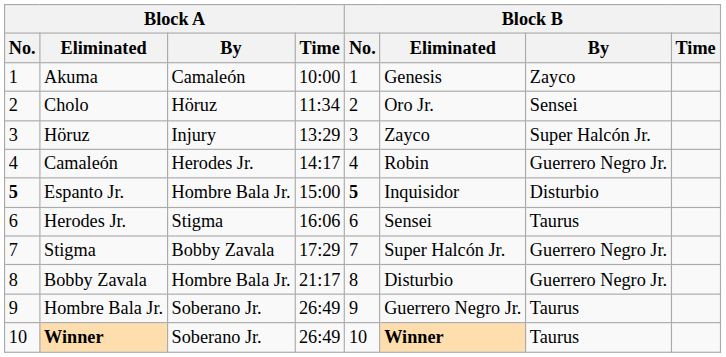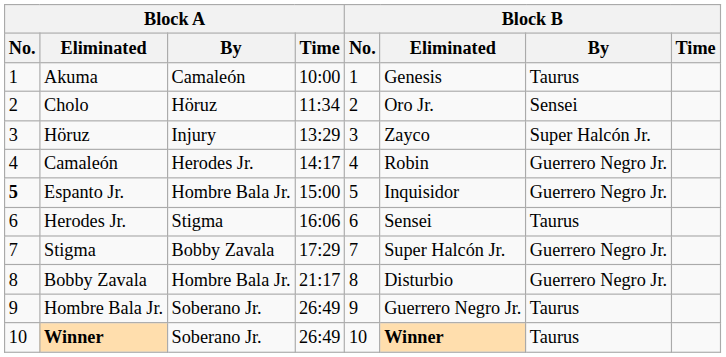(553, 76) Zayco -> (555, 76) Taurus
(353, 192) bold -> (353, 192) normal
(564, 192) Disturbio -> (598, 192) Guerrero Negro Jr.
